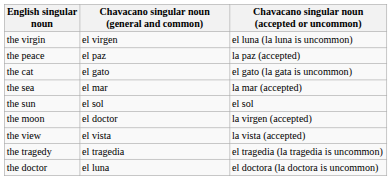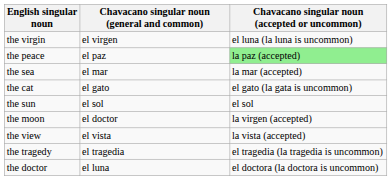(266, 55) no background -> (266, 55) lightgreen background
rows swapped: (20, 87) <-> (20, 71)
